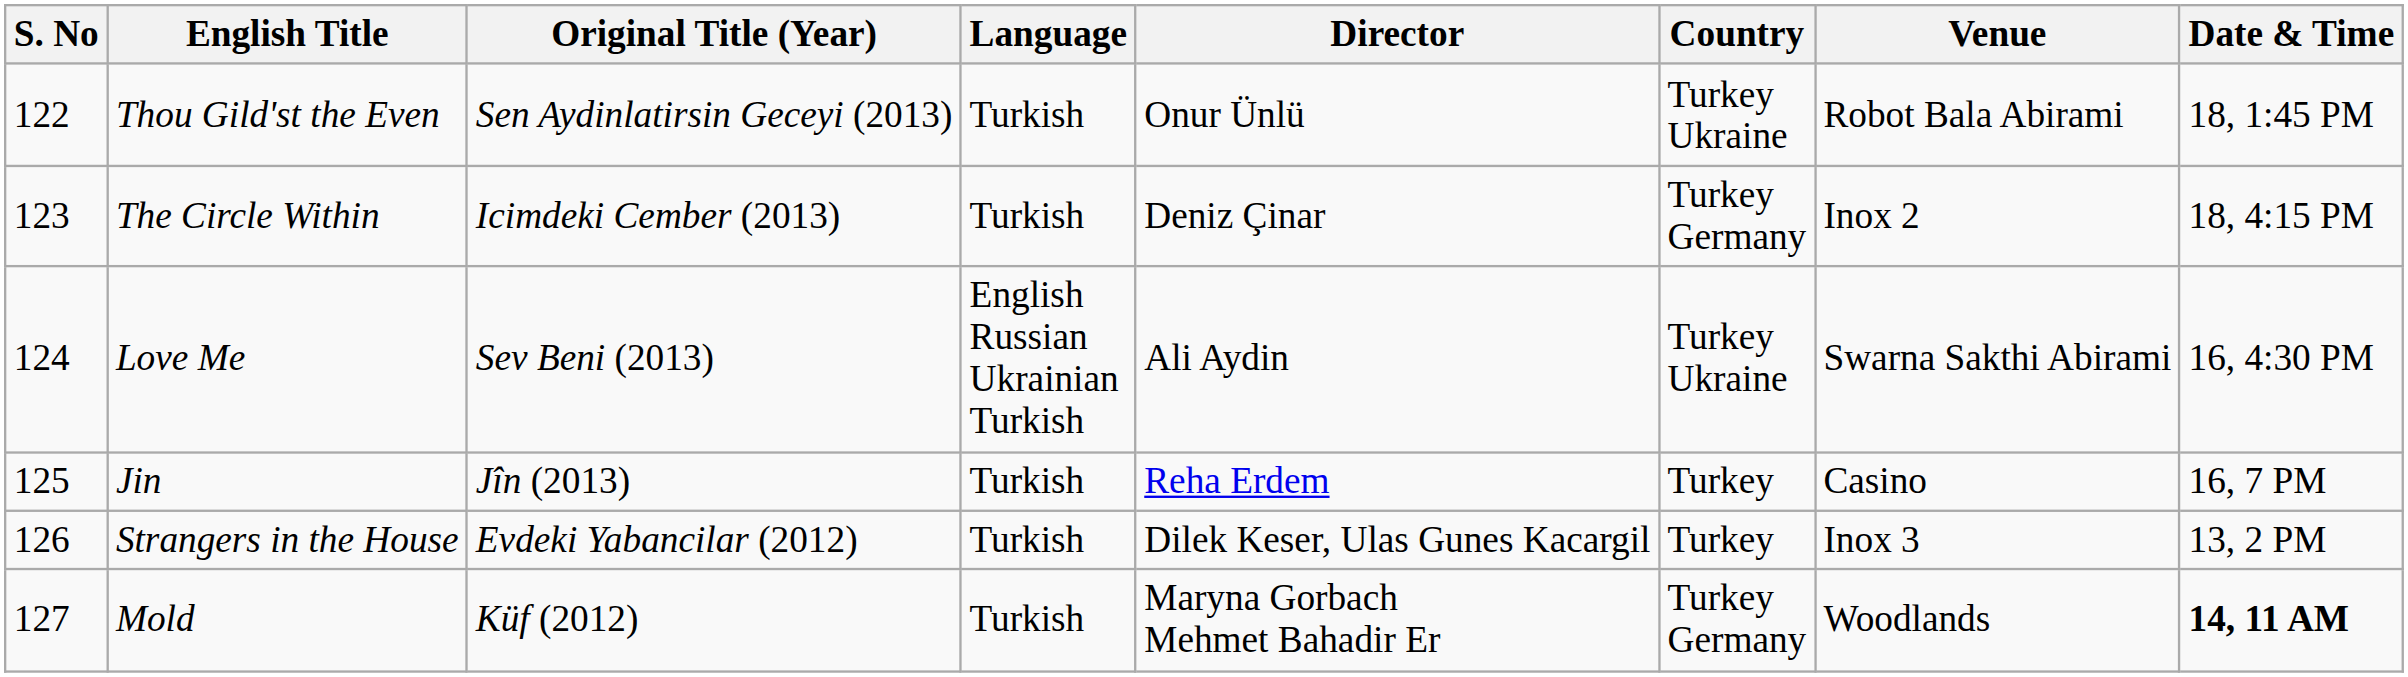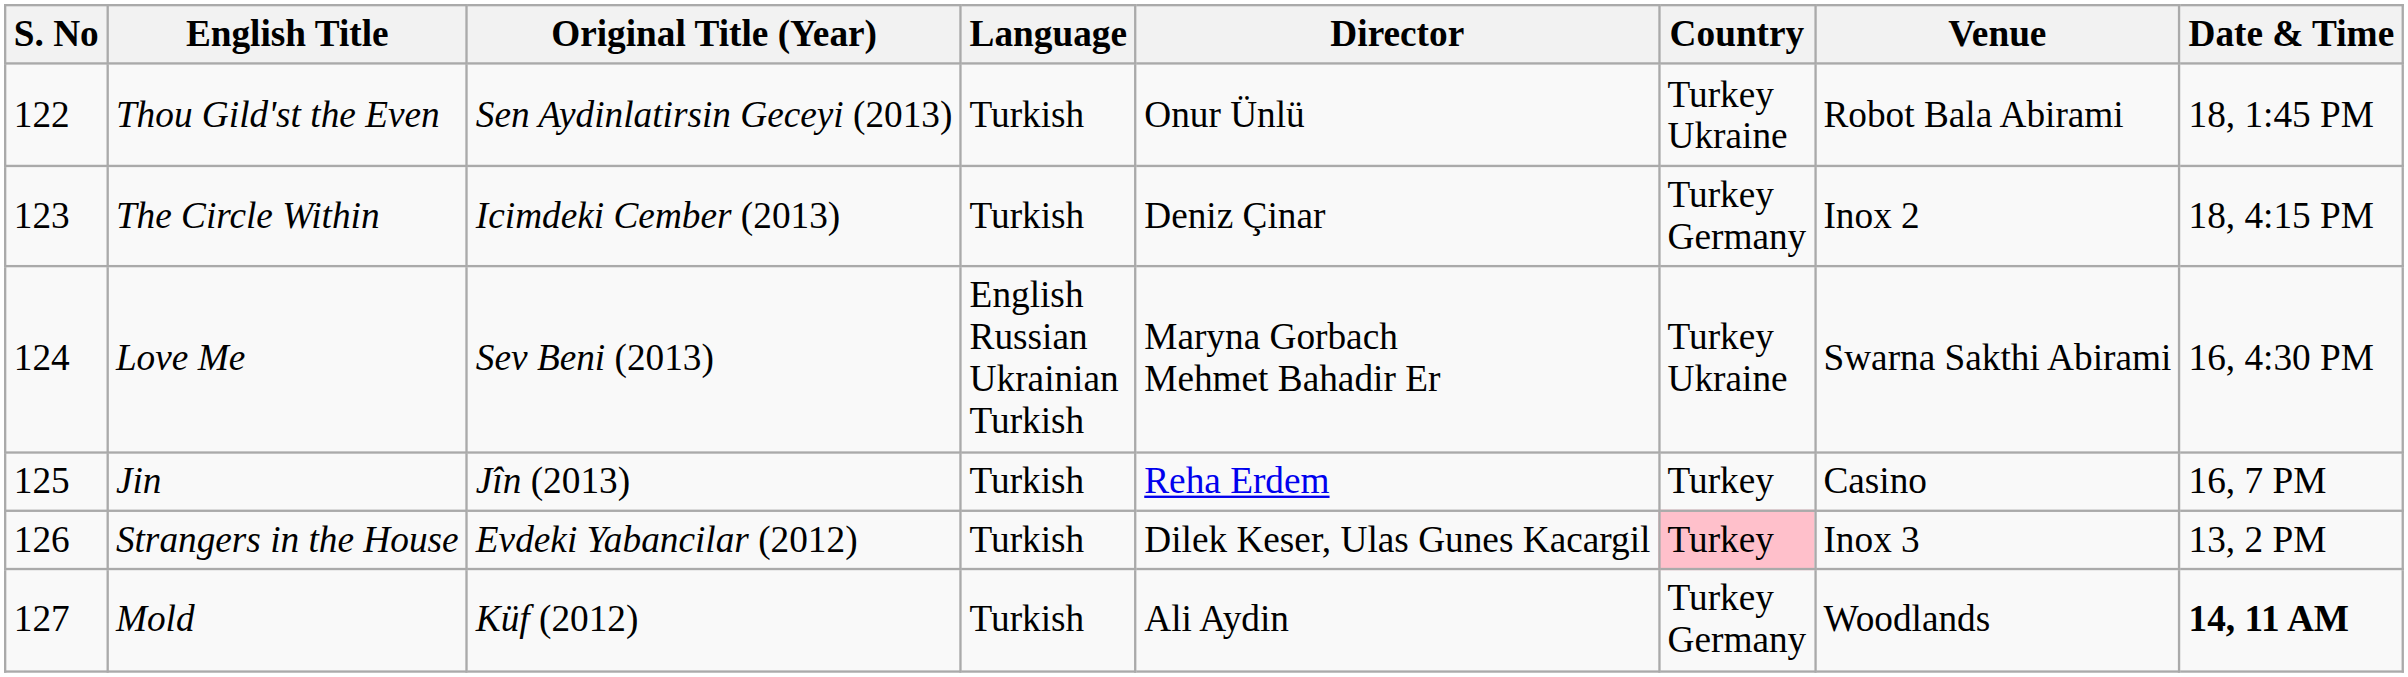(1217, 358) Ali Aydin -> (1292, 358) Maryna Gorbach Mehmet Bahadir Er
(1721, 539) no background -> (1721, 539) pink background
(1292, 619) Maryna Gorbach Mehmet Bahadir Er -> (1217, 619) Ali Aydin
